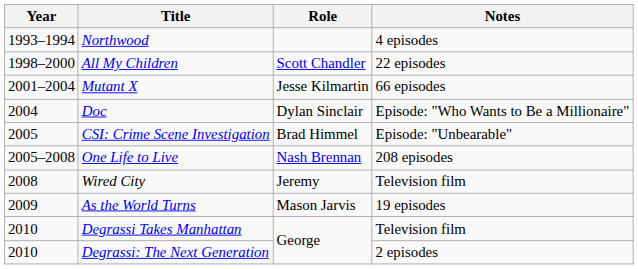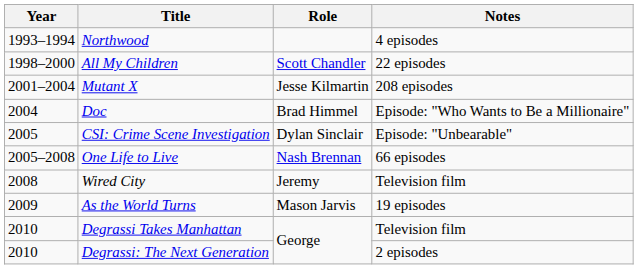(411, 87) 66 episodes -> (414, 87) 208 episodes
(320, 110) Dylan Sinclair -> (317, 110) Brad Himmel
(317, 134) Brad Himmel -> (320, 134) Dylan Sinclair
(414, 157) 208 episodes -> (411, 157) 66 episodes
